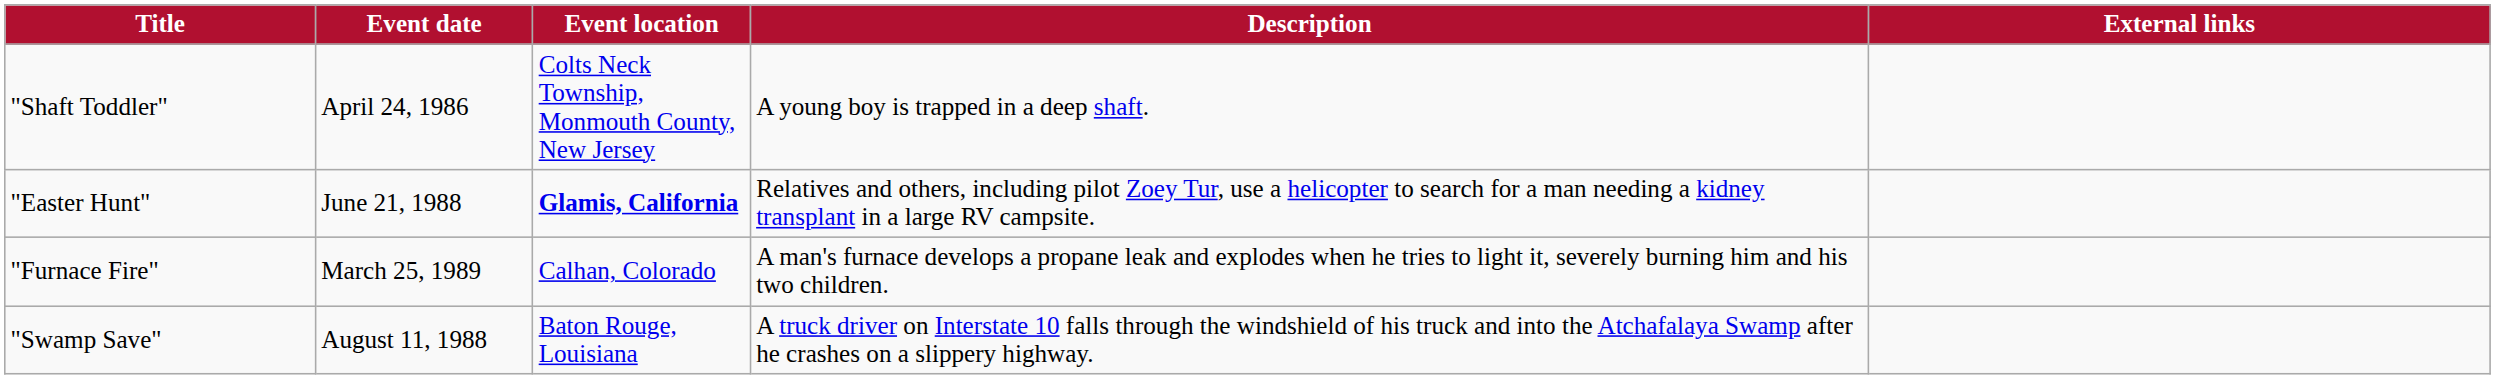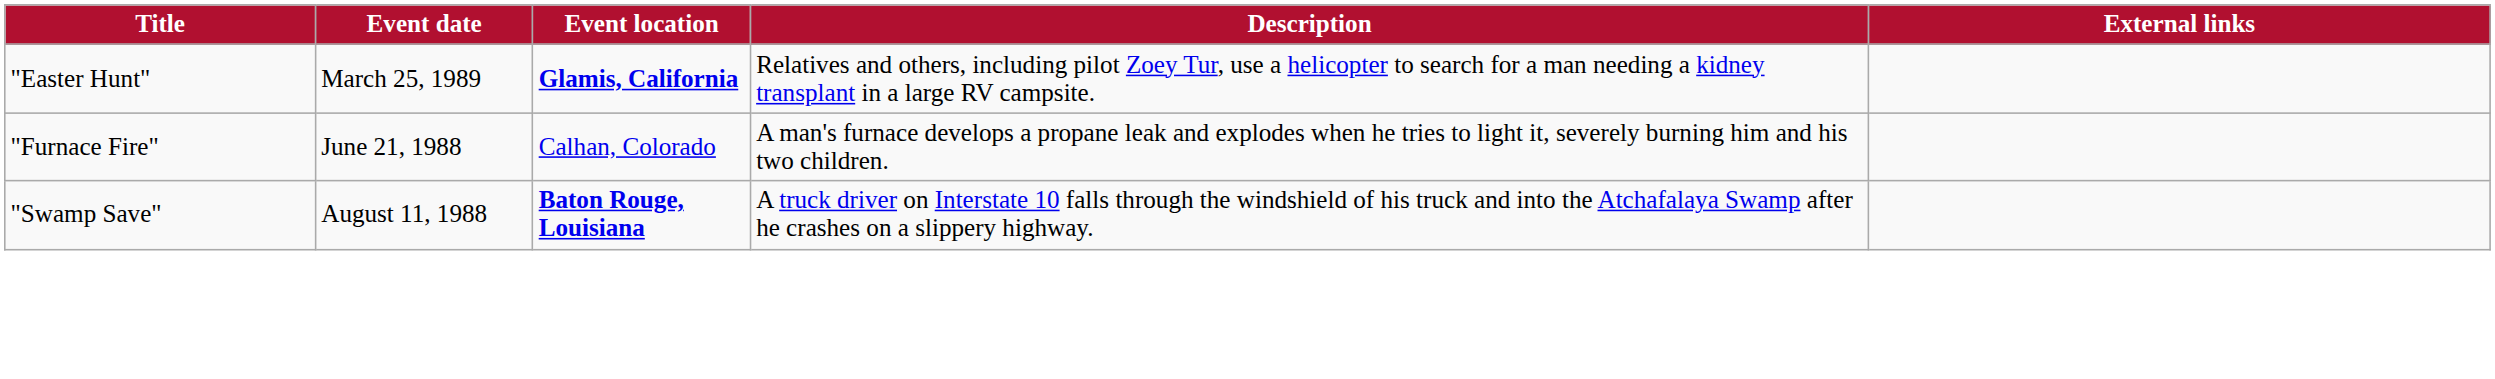- row: (89, 106)
(391, 203) June 21, 1988 -> (401, 78) March 25, 1989
(401, 271) March 25, 1989 -> (391, 146) June 21, 1988
(608, 339) normal -> (611, 214) bold
